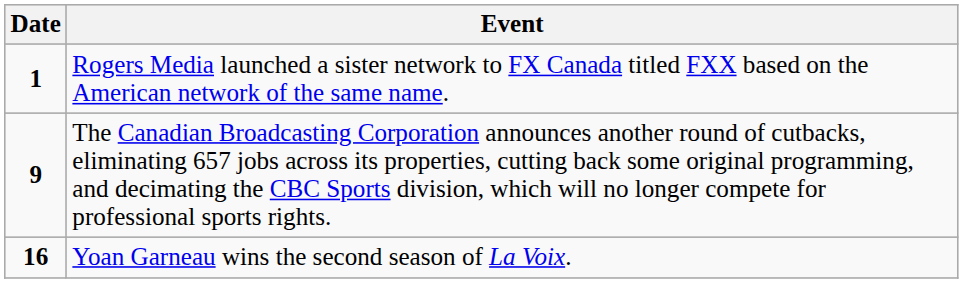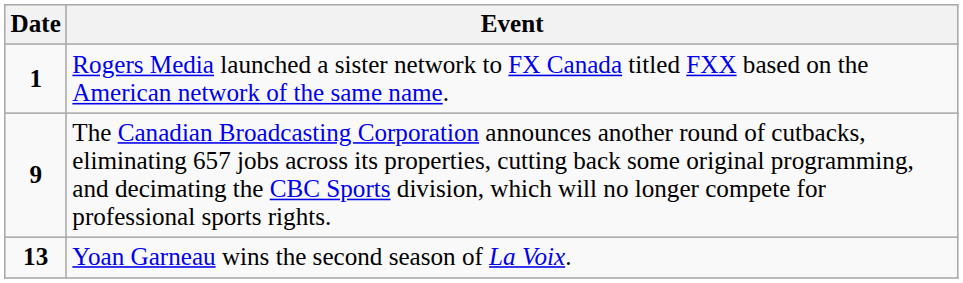(36, 256) 16 -> (36, 256) 13
